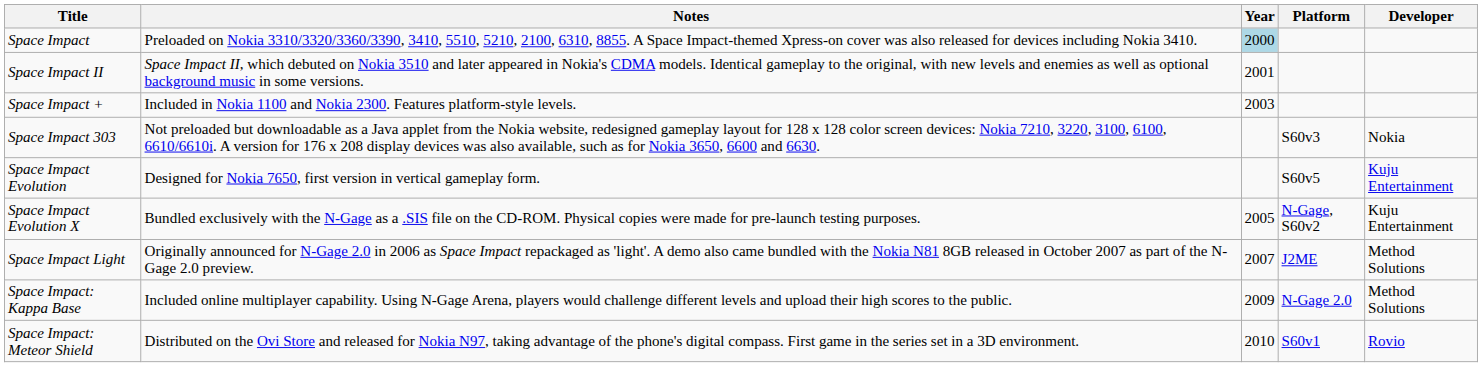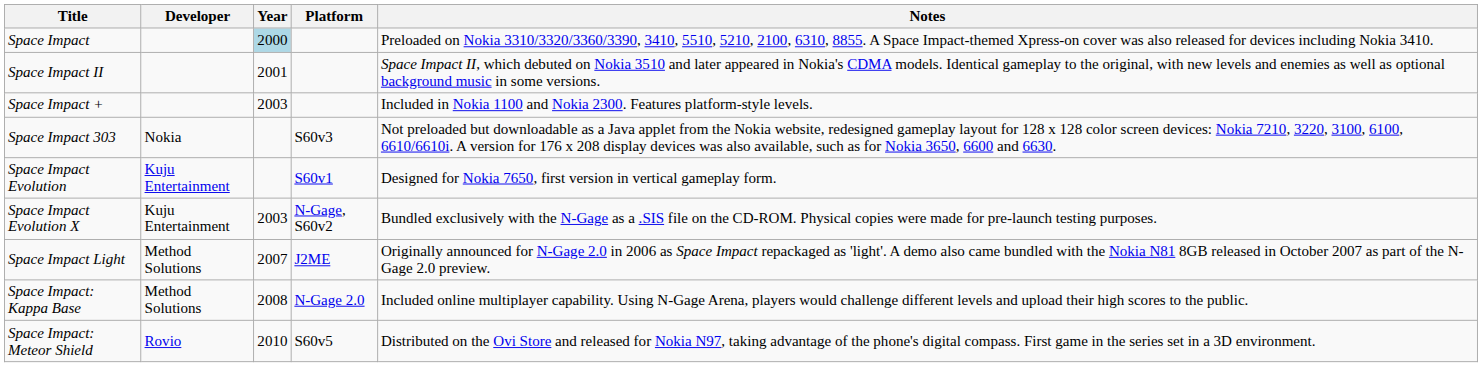columns swapped: (1421, 16) <-> (691, 16)
(1301, 177) S60v5 -> (314, 177) S60v1
(1260, 218) 2005 -> (272, 218) 2003
(1260, 300) 2009 -> (272, 300) 2008
(1301, 341) S60v1 -> (314, 341) S60v5
